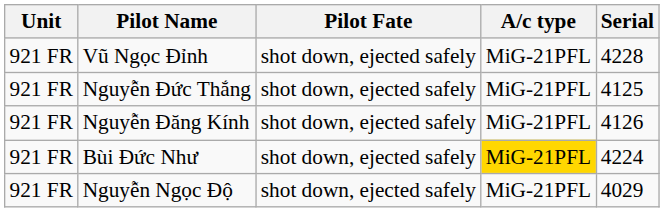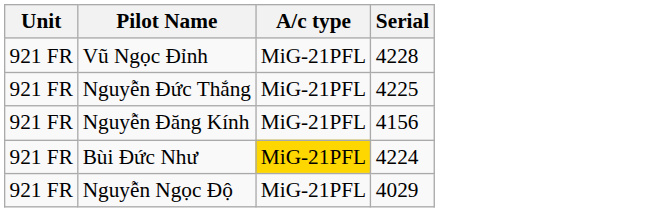- column: (368, 21)
(622, 88) 4125 -> (397, 88) 4225
(622, 122) 4126 -> (397, 122) 4156
